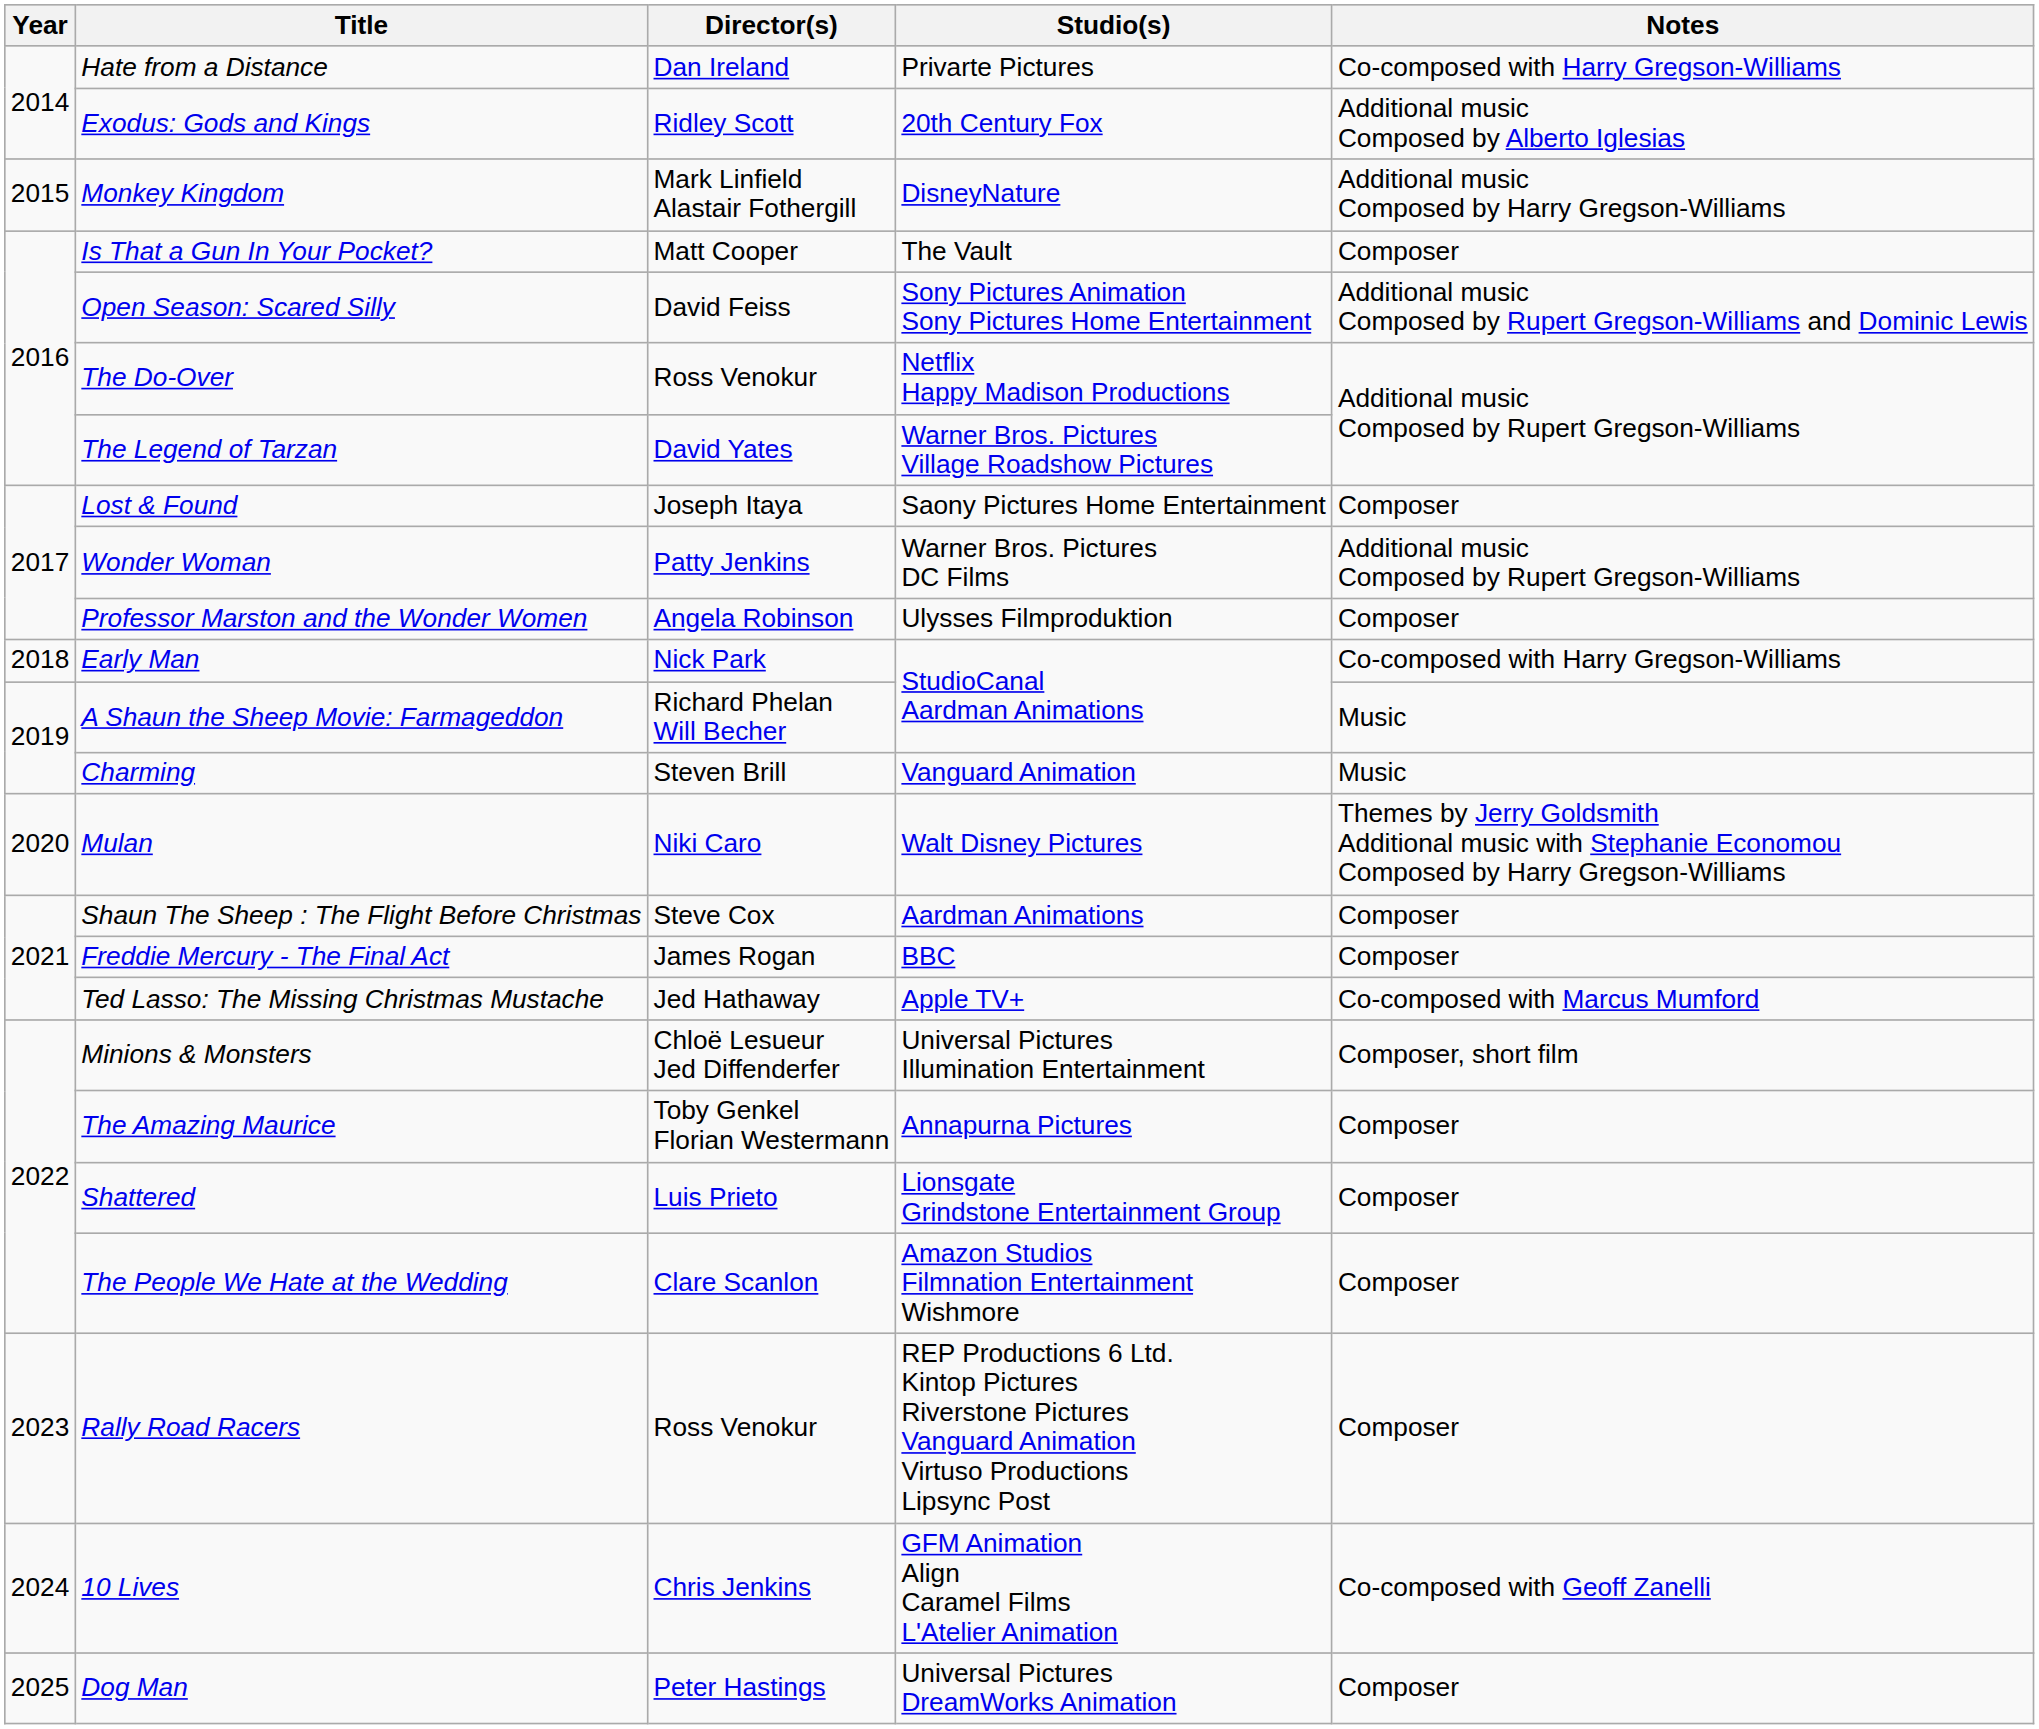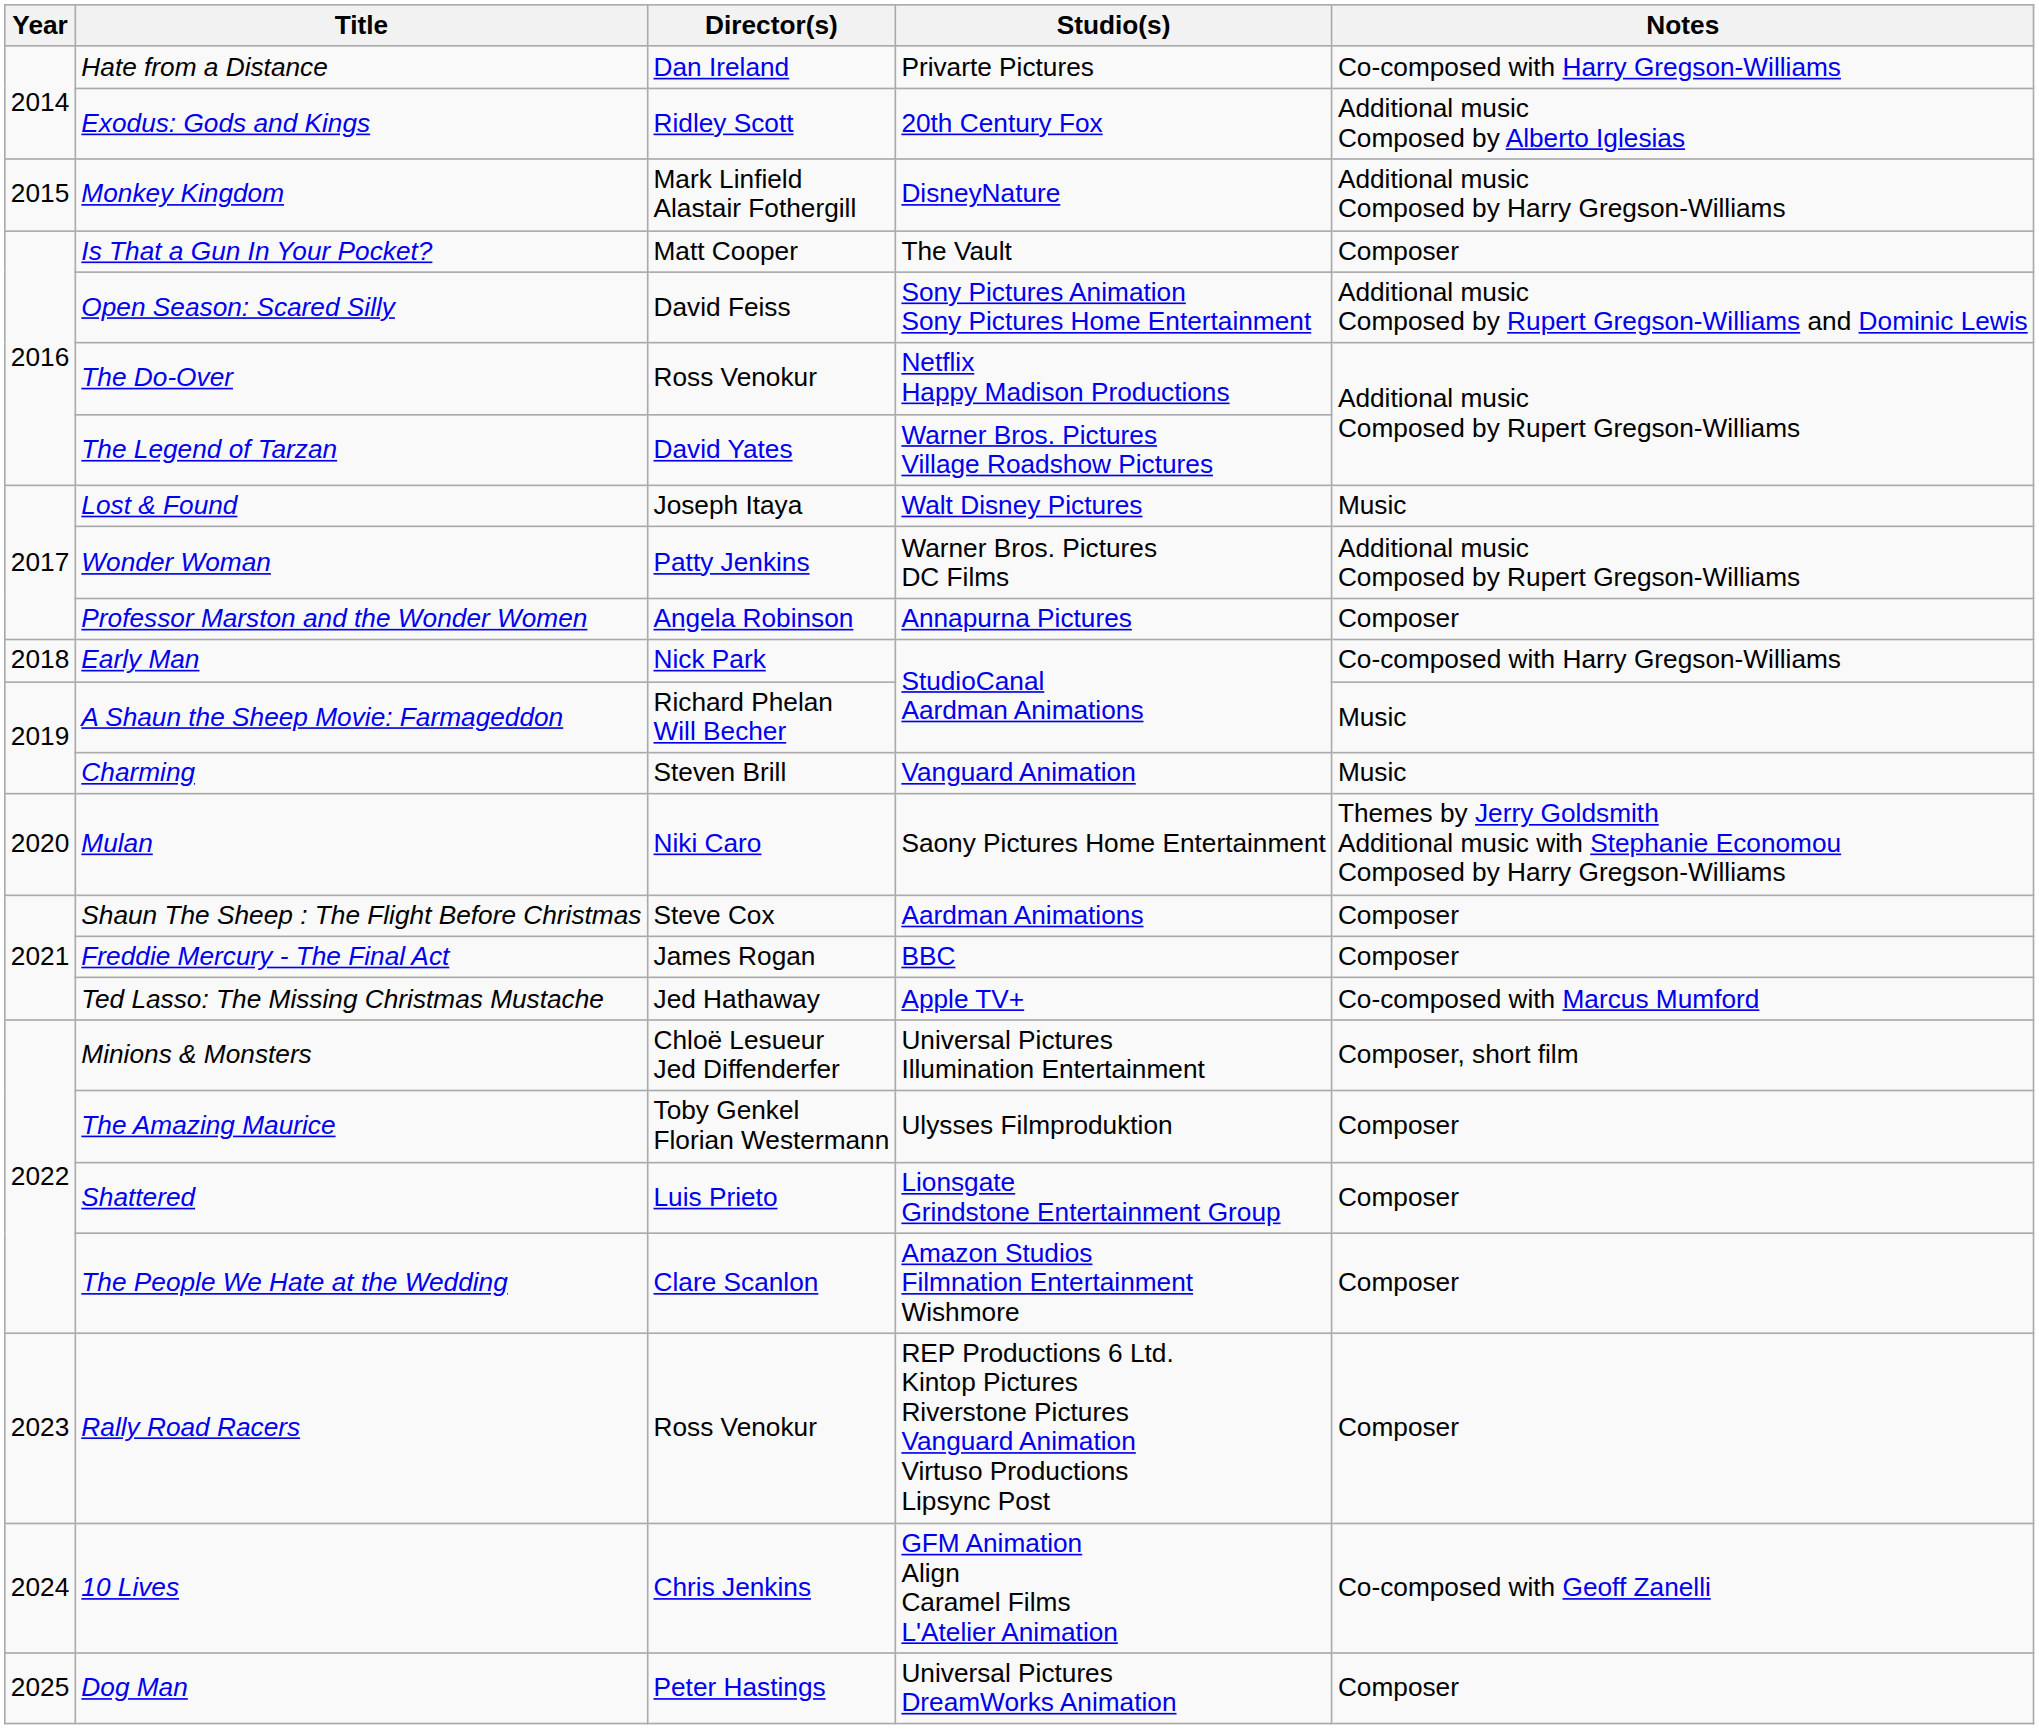(1114, 505) Saony Pictures Home Entertainment -> (1022, 505) Walt Disney Pictures
(1398, 505) Composer -> (1372, 505) Music
(1037, 618) Ulysses Filmproduktion -> (1017, 618) Annapurna Pictures
(1022, 844) Walt Disney Pictures -> (1114, 844) Saony Pictures Home Entertainment
(1017, 1125) Annapurna Pictures -> (1037, 1125) Ulysses Filmproduktion
